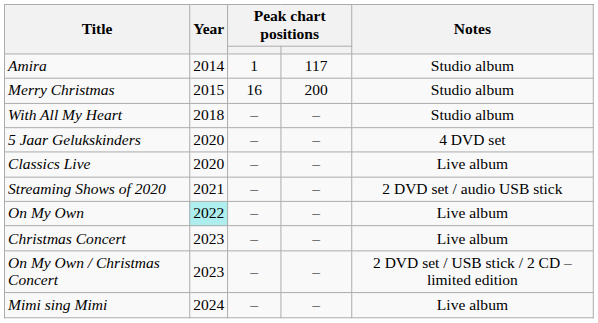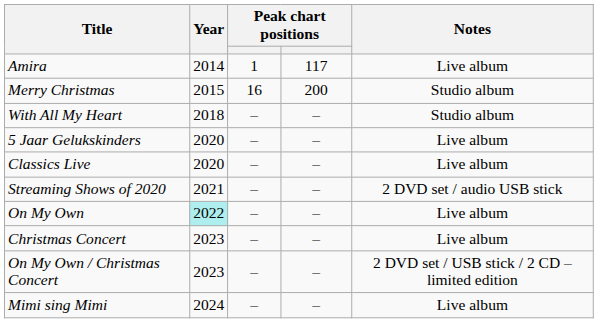(472, 66) Studio album -> (472, 66) Live album
(472, 139) 4 DVD set -> (472, 139) Live album
